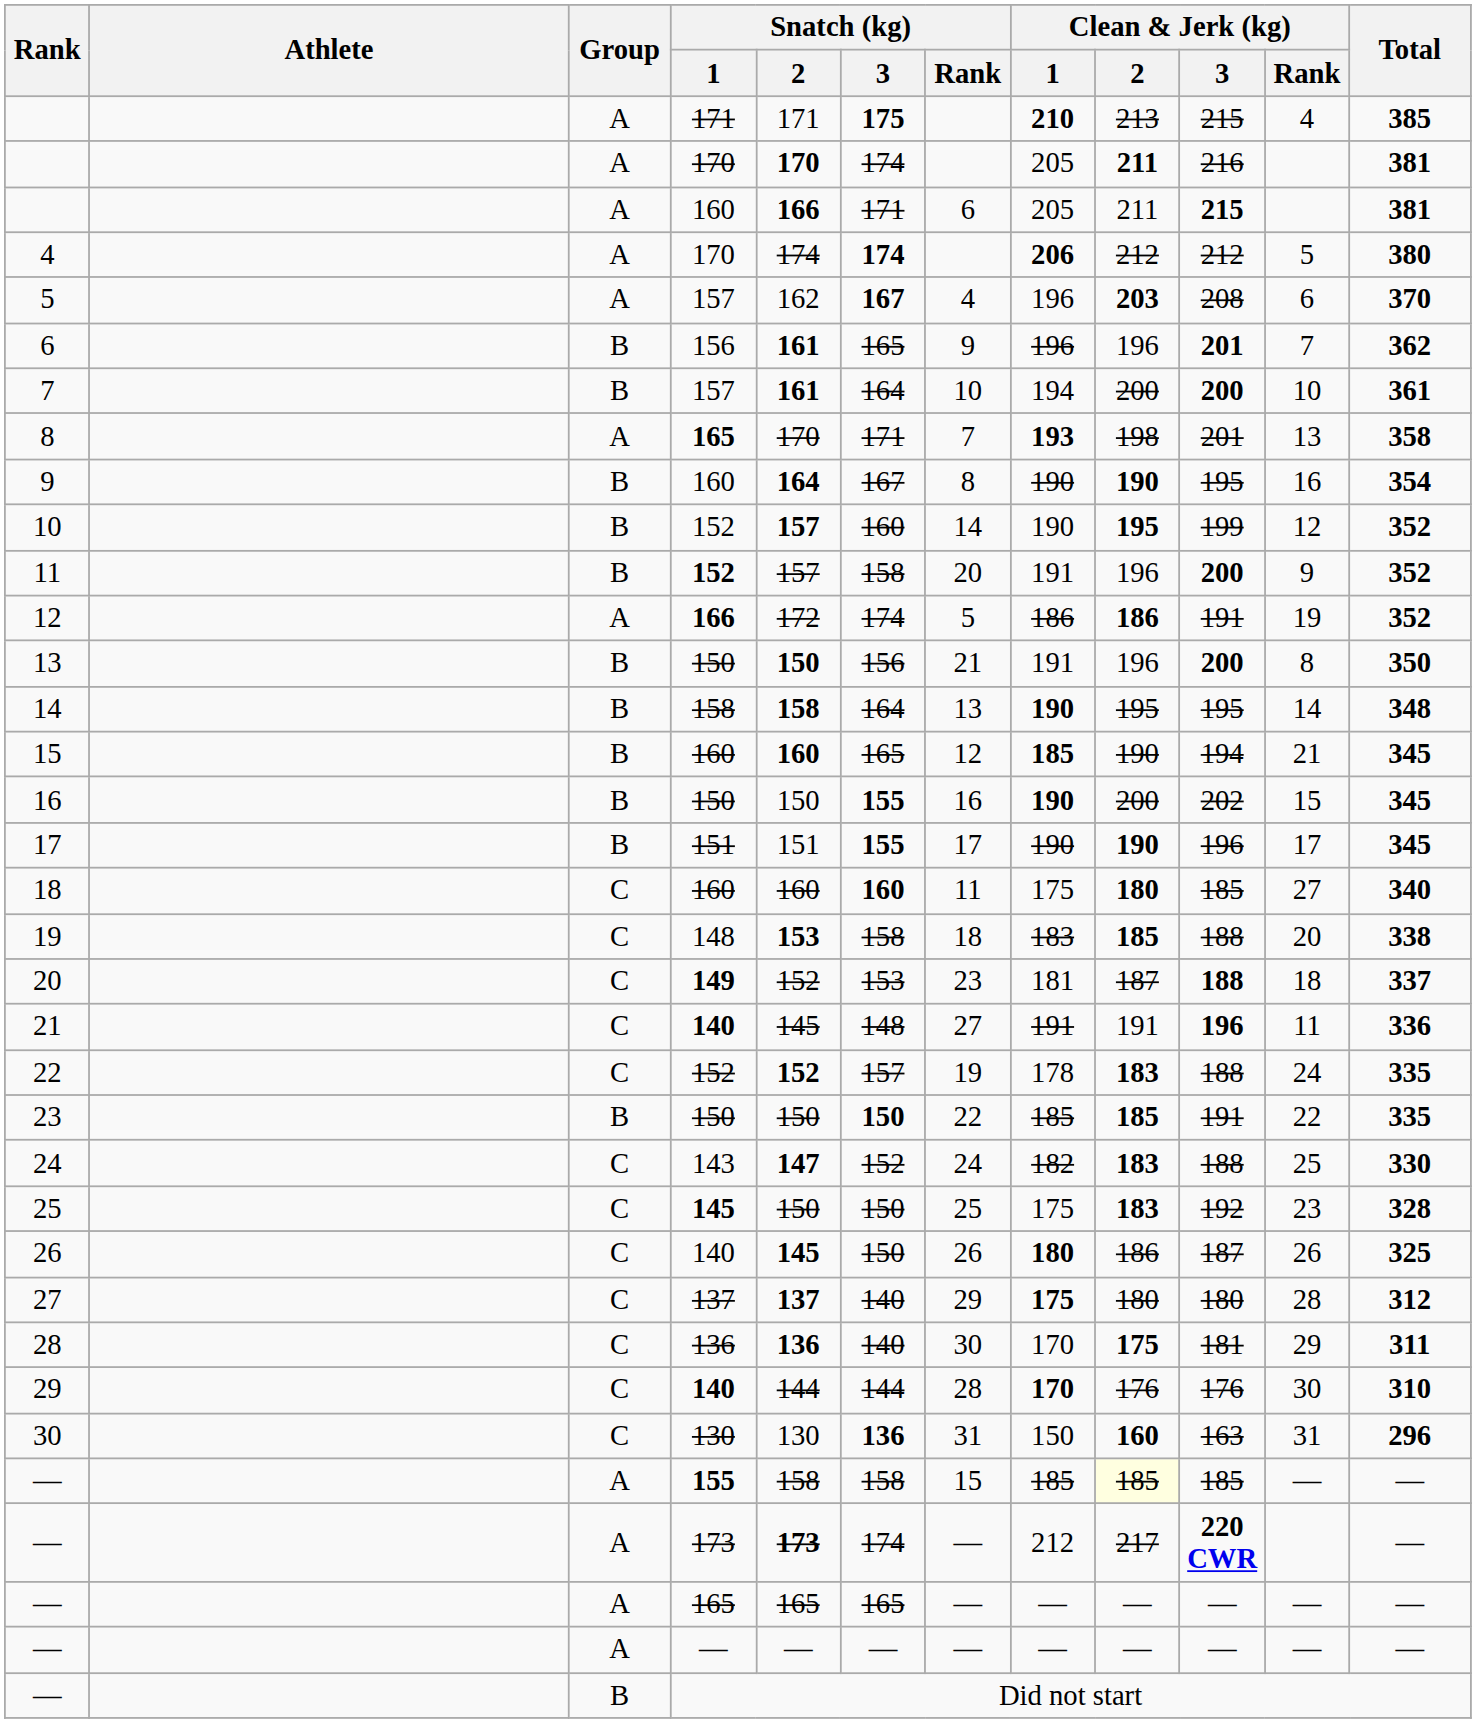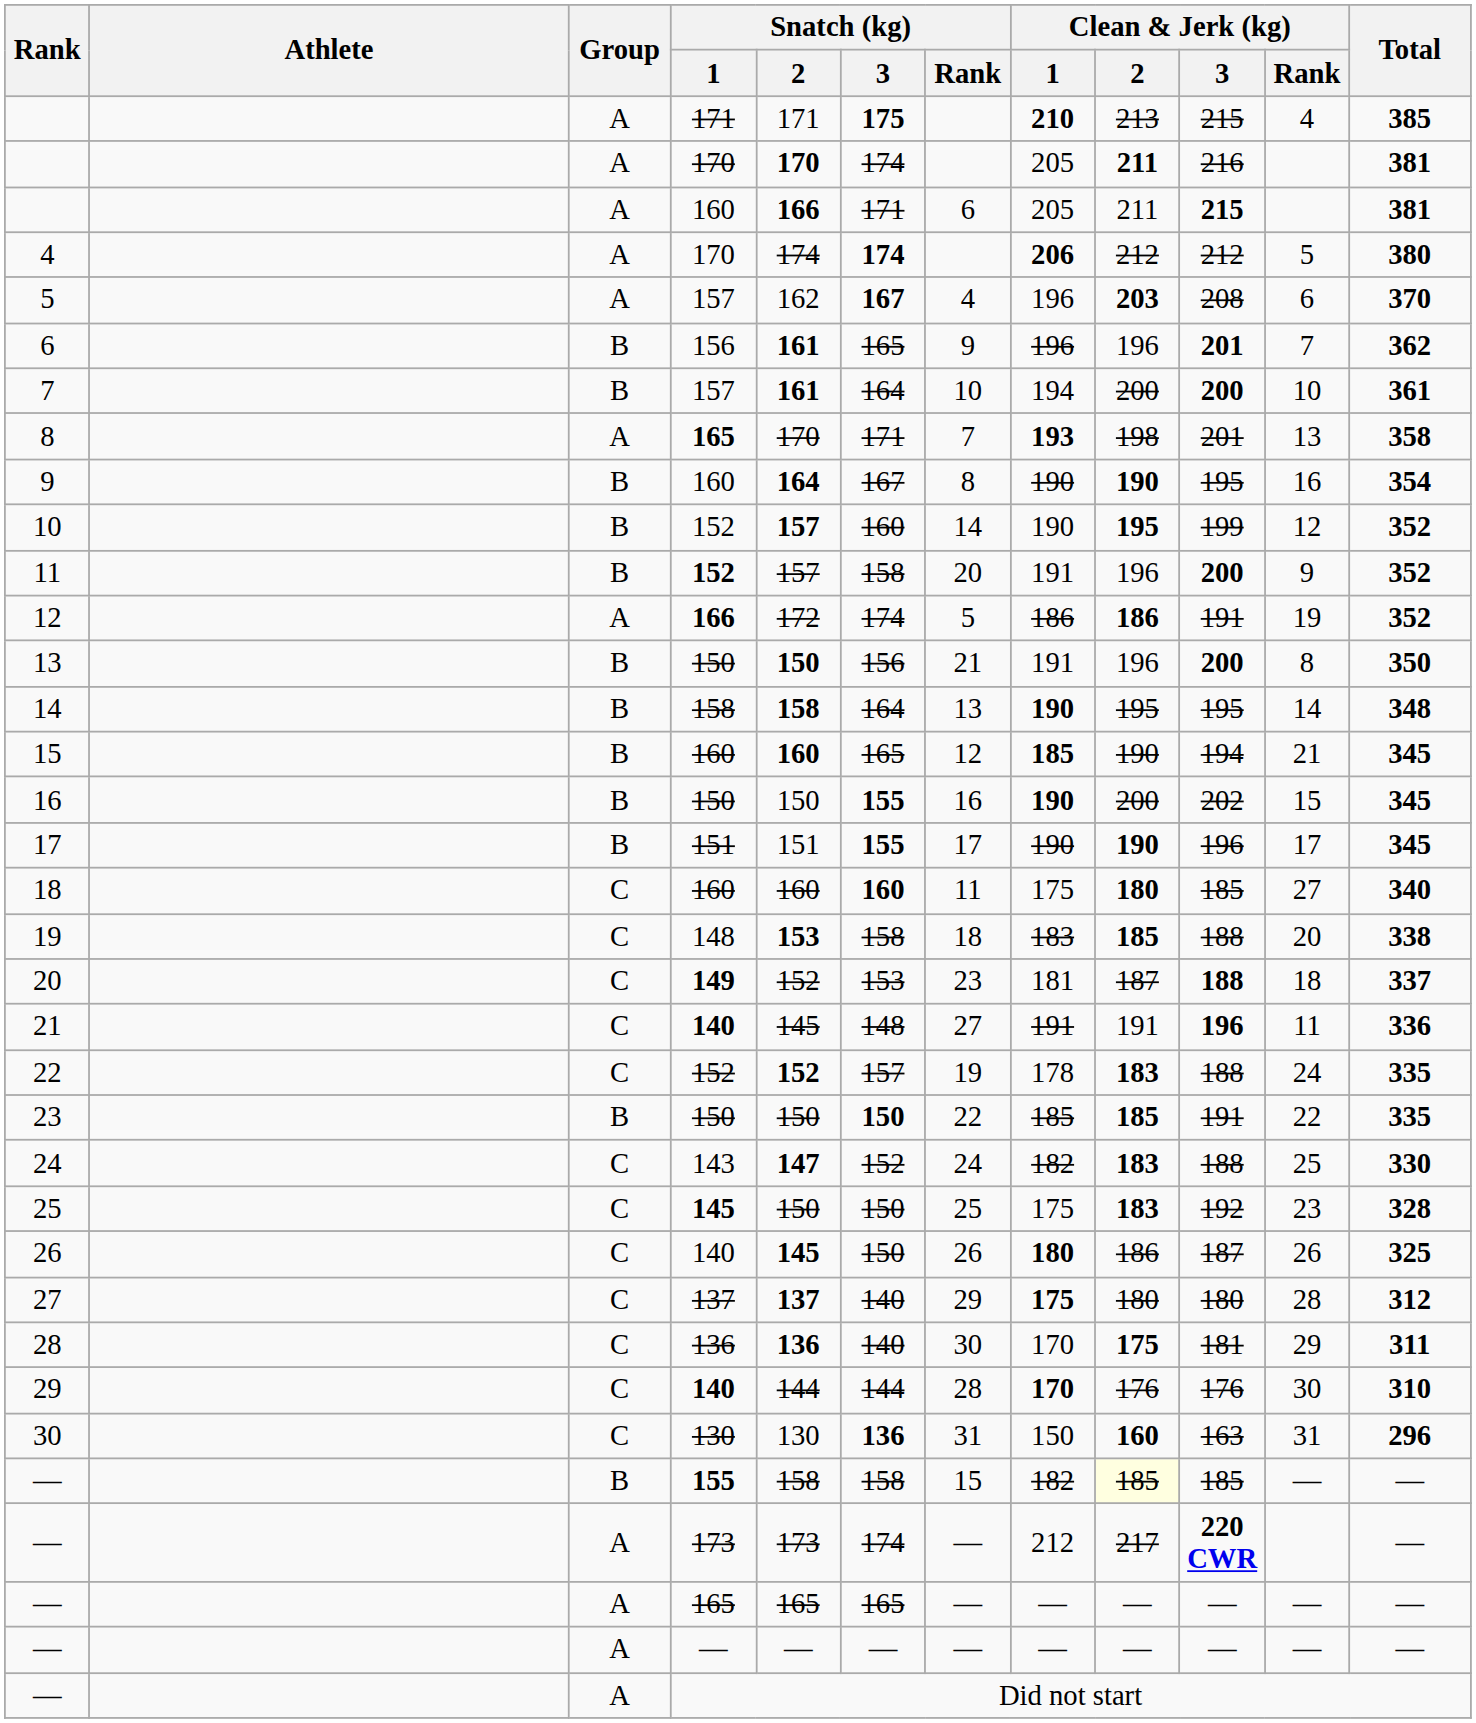(620, 1480) A -> (620, 1480) B
(1053, 1480) 185 -> (1053, 1480) 182
(798, 1542) bold -> (798, 1542) normal
(620, 1694) B -> (620, 1694) A
